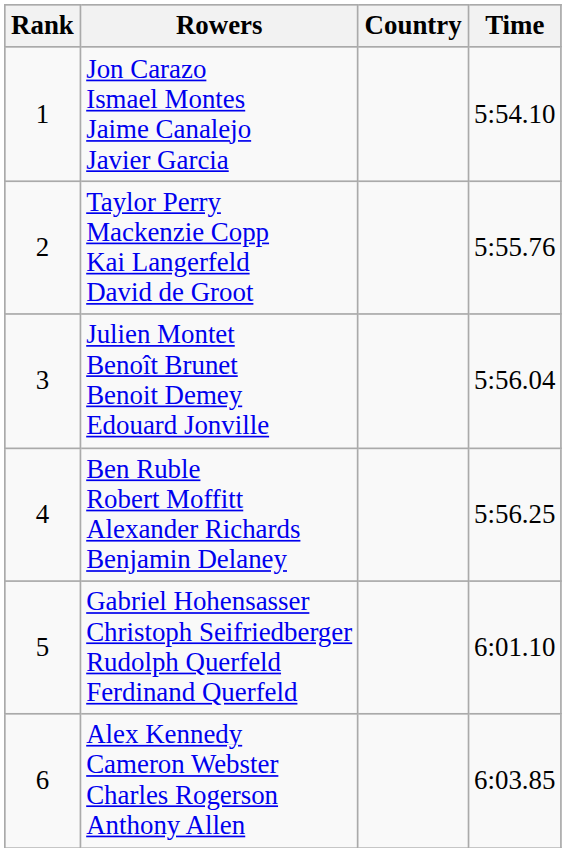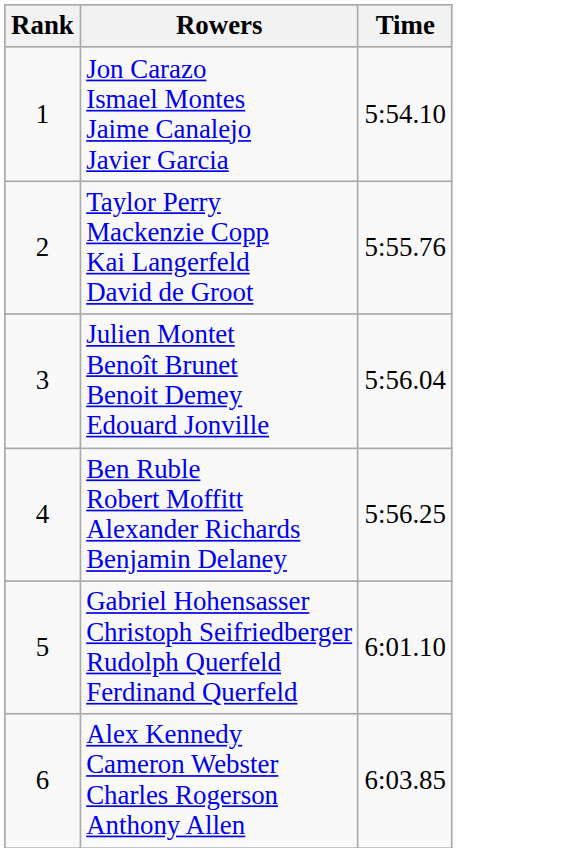- column: (413, 25)
